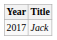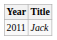(16, 27) 2017 -> (16, 27) 2011
